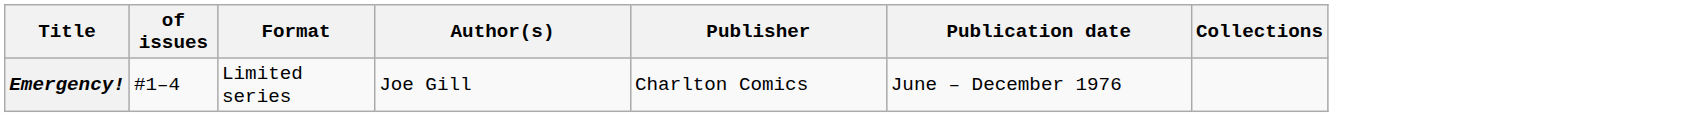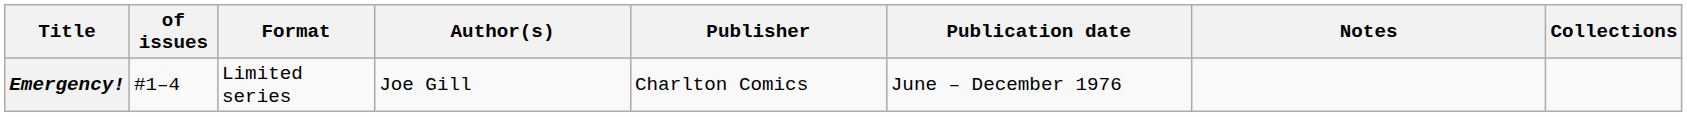+ column: (1369, 32)
